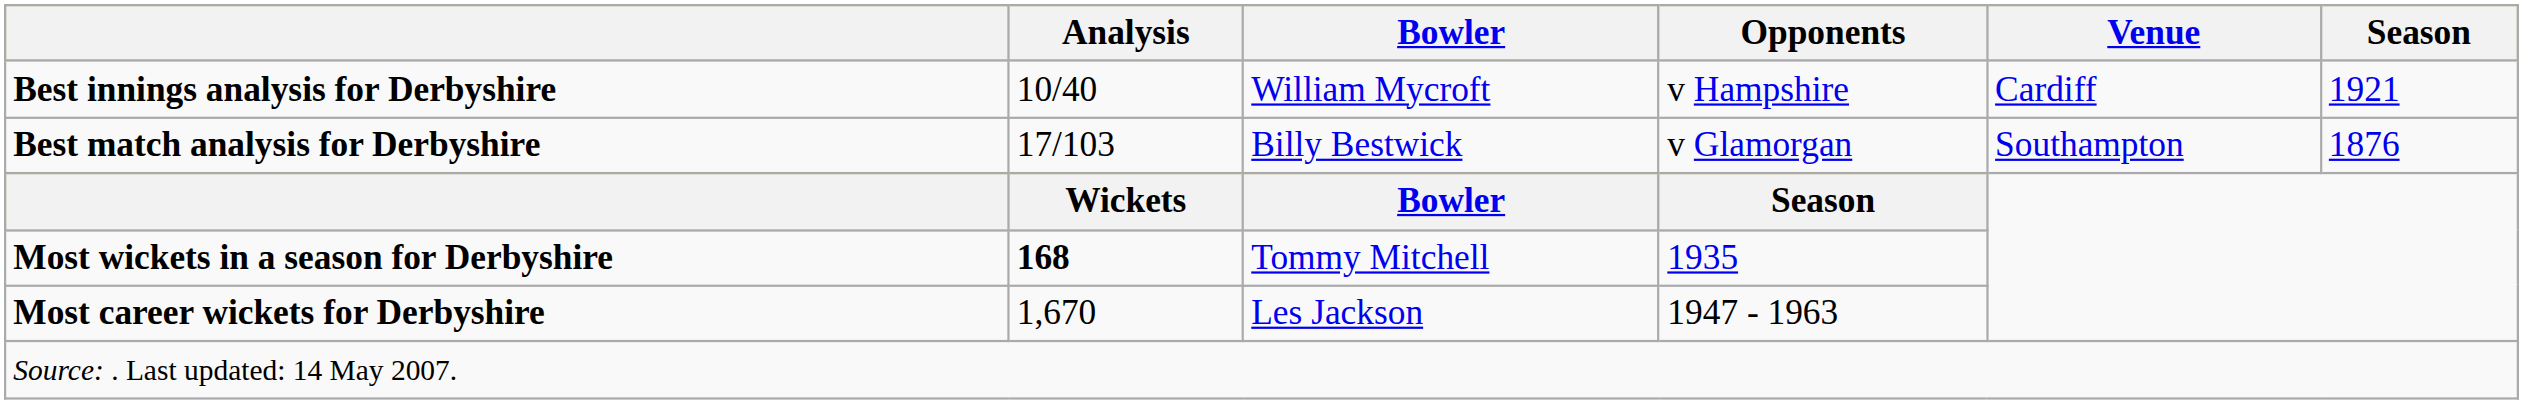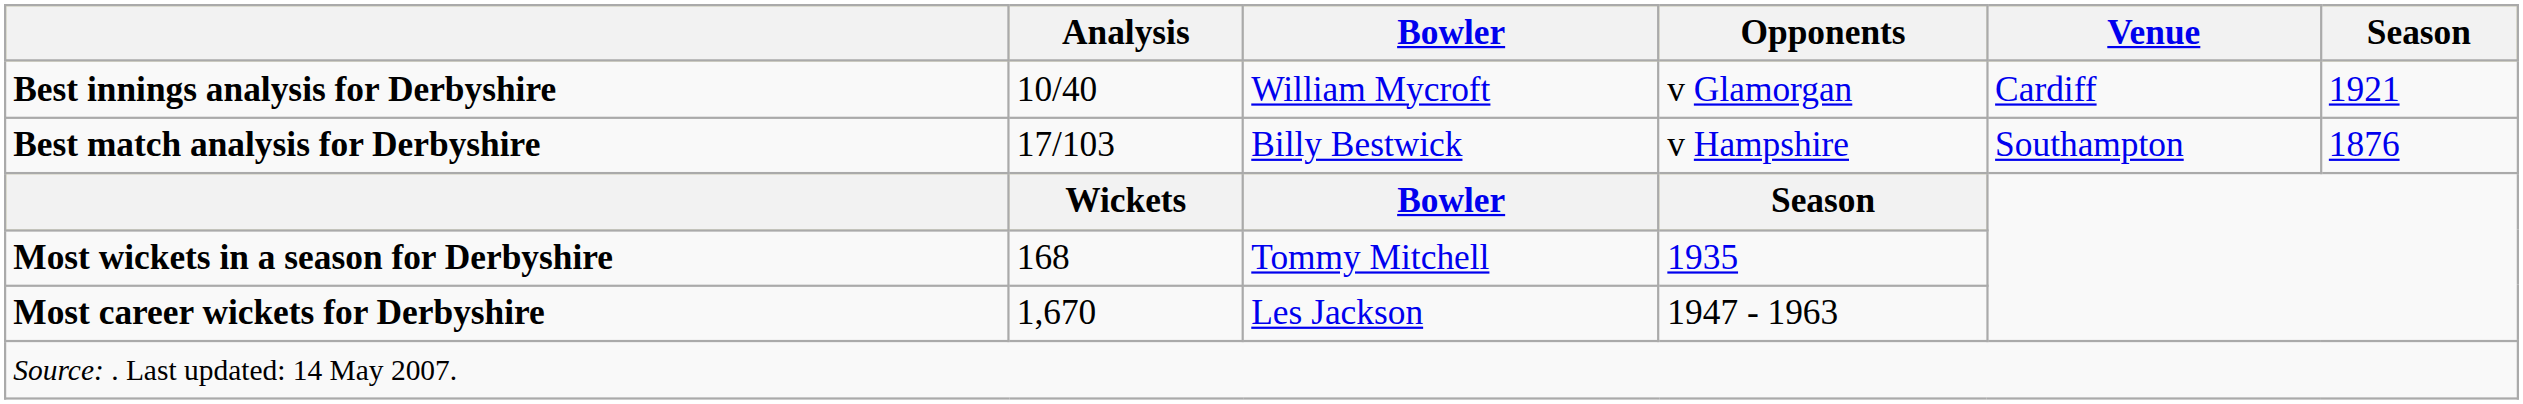(1758, 88) v Hampshire -> (1760, 88) v Glamorgan
(1760, 144) v Glamorgan -> (1758, 144) v Hampshire
(1043, 256) bold -> (1043, 256) normal
